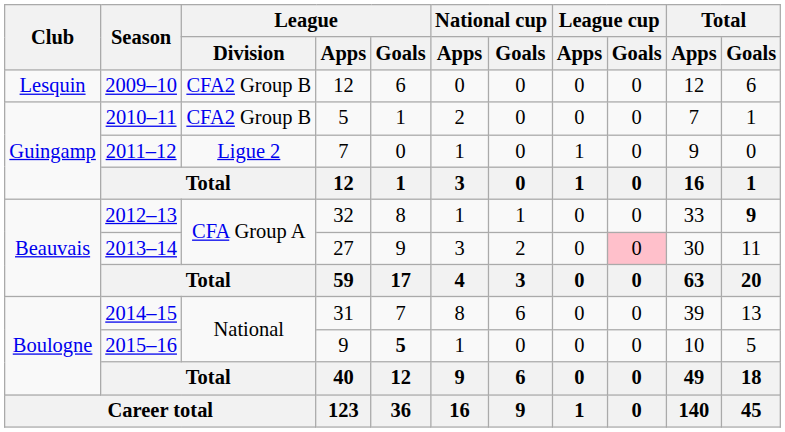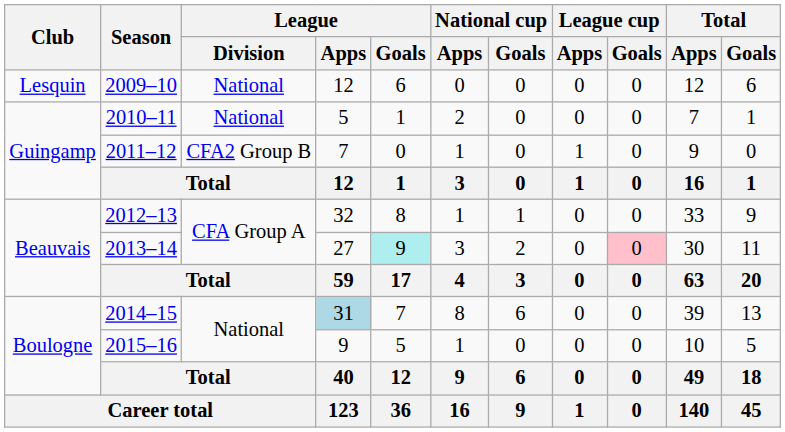(249, 85) CFA2 Group B -> (249, 85) National
(249, 118) CFA2 Group B -> (249, 118) National
(249, 150) Ligue 2 -> (249, 150) CFA2 Group B
(751, 215) bold -> (751, 215) normal
(401, 248) no background -> (401, 248) paleturquoise background
(343, 313) no background -> (343, 313) lightblue background
(401, 345) bold -> (401, 345) normal
